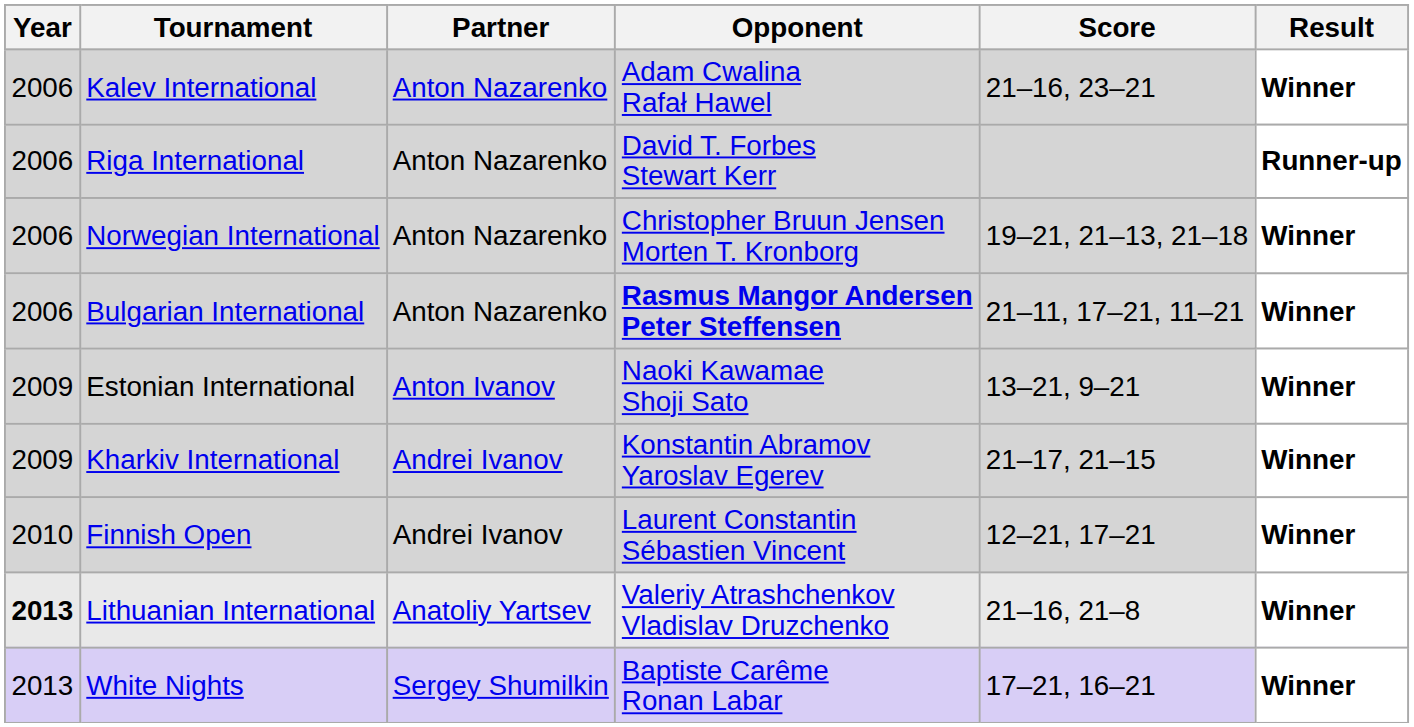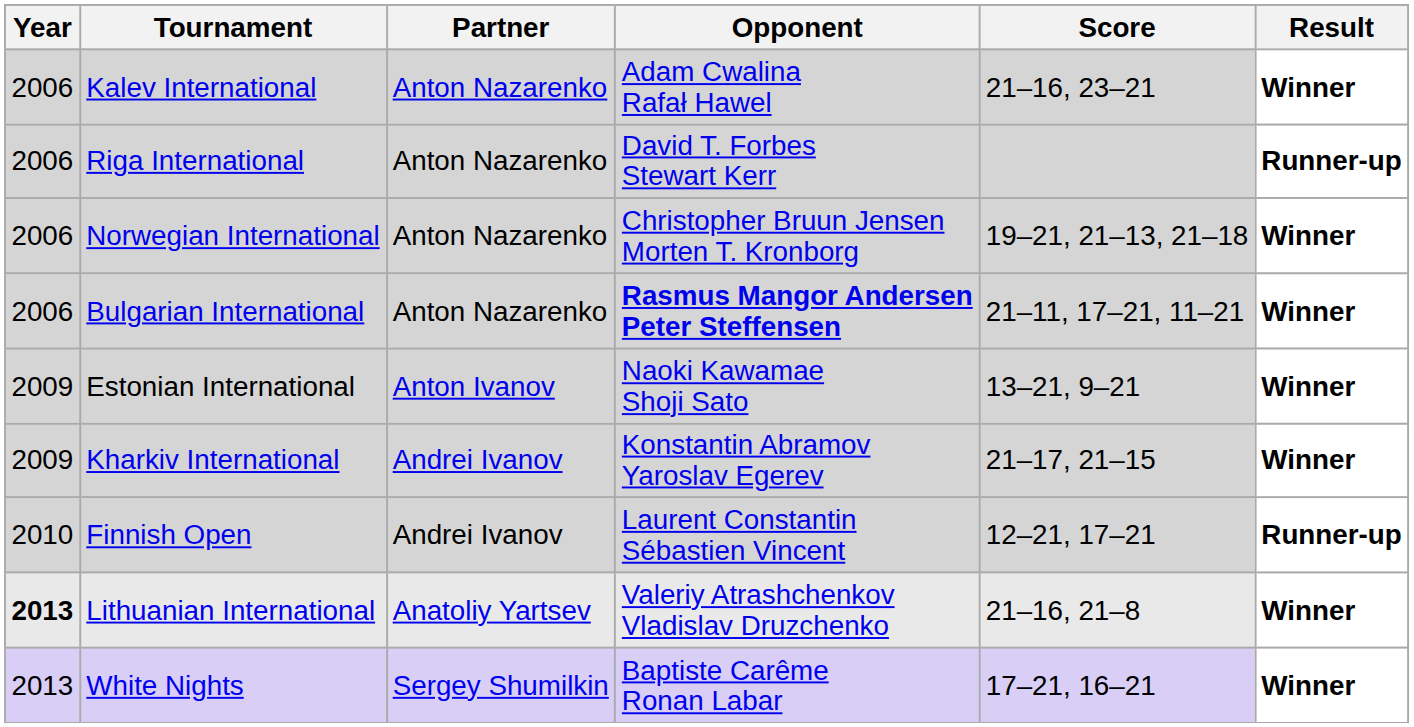(1308, 535) Winner -> (1332, 535) Runner-up
